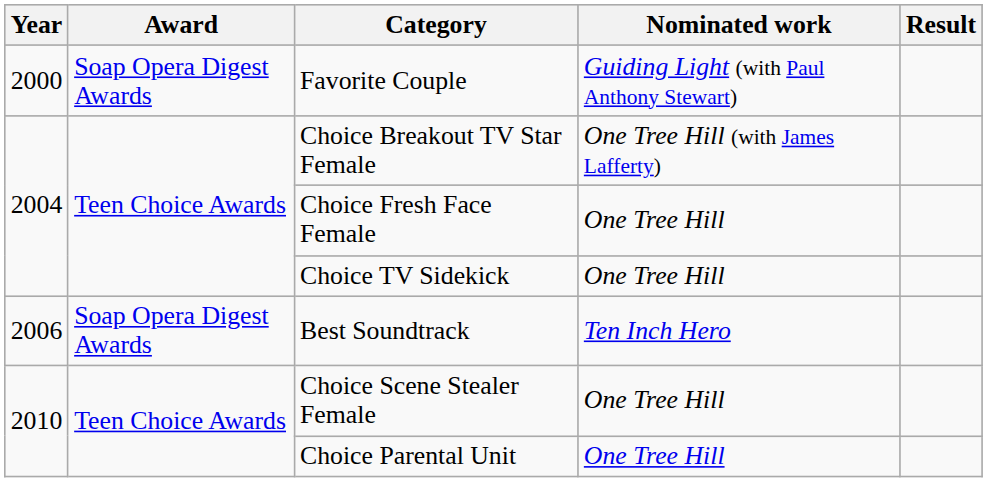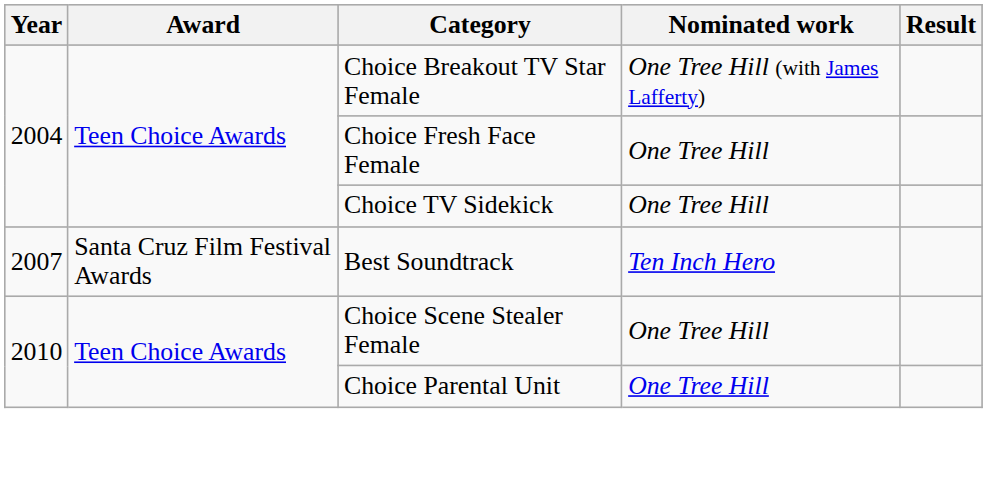- row: (383, 80)
(37, 330) 2006 -> (37, 260) 2007
(171, 330) Soap Opera Digest Awards -> (203, 260) Santa Cruz Film Festival Awards
